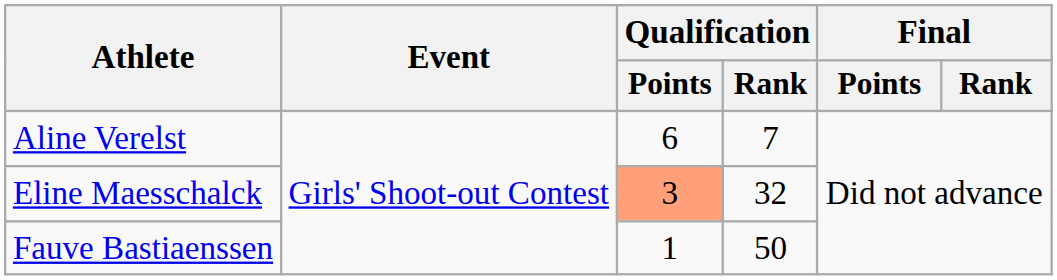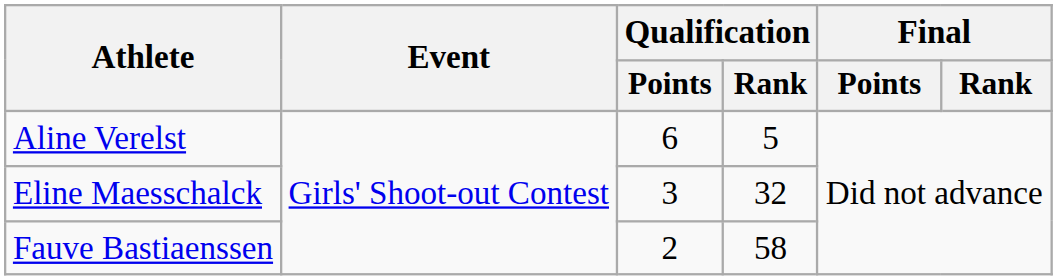(771, 138) 7 -> (771, 138) 5
(670, 193) lightsalmon background -> (670, 193) no background
(670, 247) 1 -> (670, 247) 2
(771, 247) 50 -> (771, 247) 58
